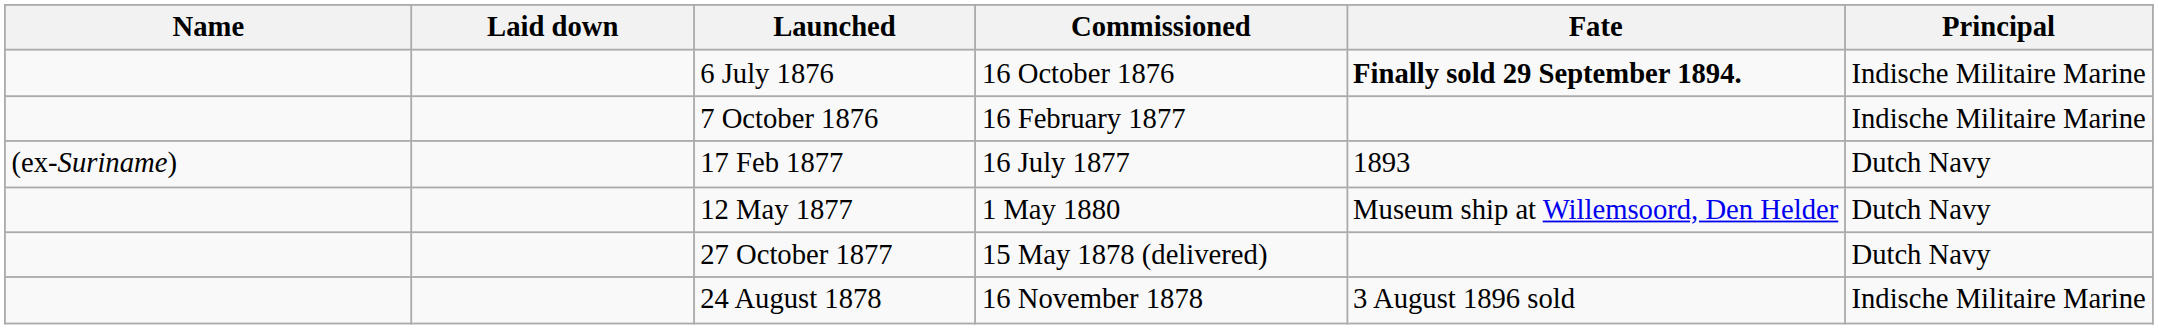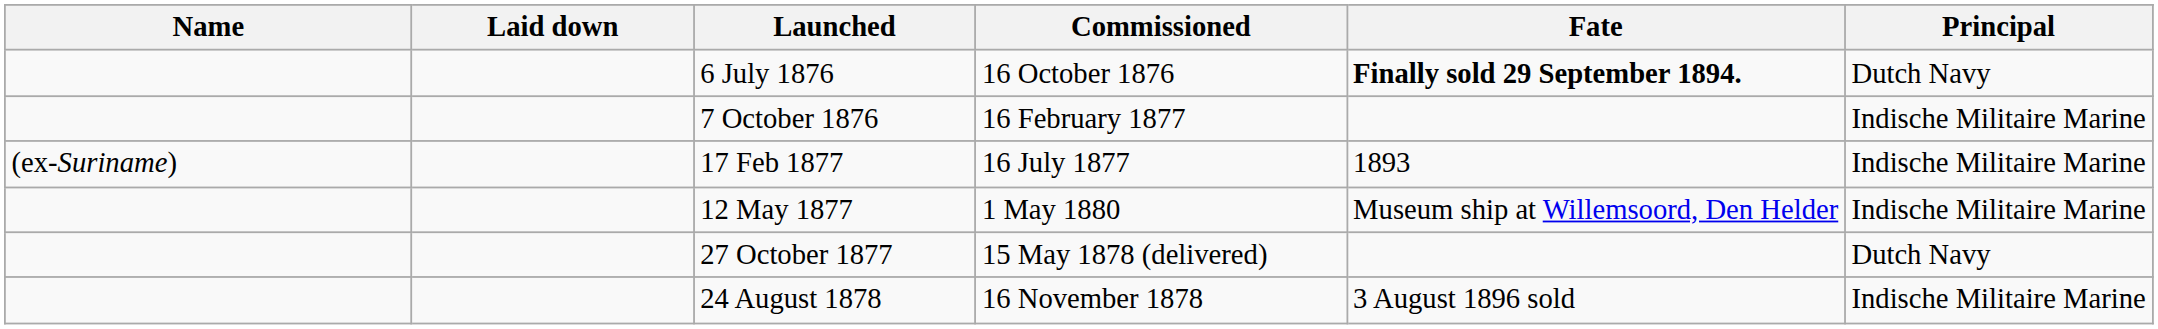(1999, 72) Indische Militaire Marine -> (1921, 72) Dutch Navy
(1921, 163) Dutch Navy -> (1999, 163) Indische Militaire Marine
(1921, 208) Dutch Navy -> (1999, 208) Indische Militaire Marine
